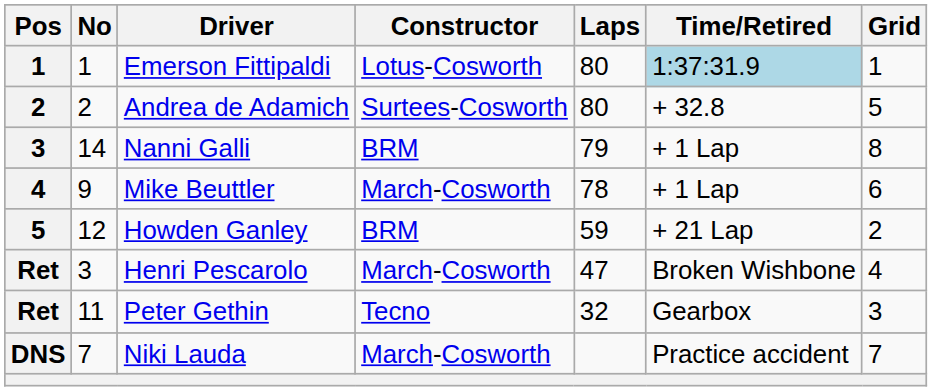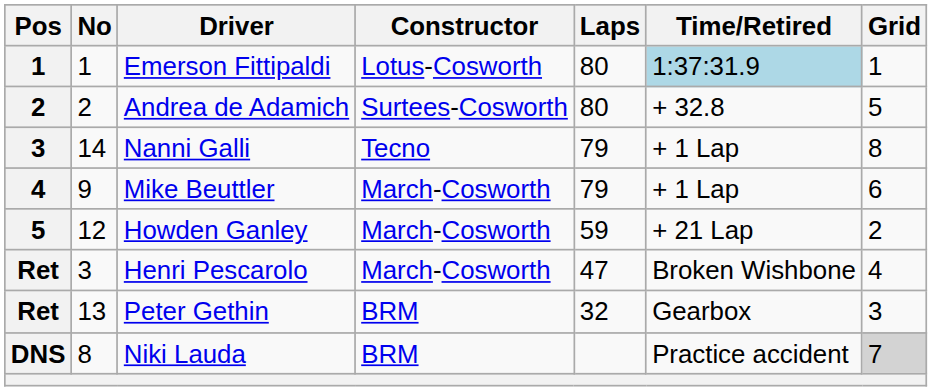(390, 148) BRM -> (396, 148) Tecno
(594, 189) 78 -> (594, 189) 79
(390, 230) BRM -> (456, 230) March-Cosworth
(91, 312) 11 -> (92, 312) 13
(396, 312) Tecno -> (390, 312) BRM
(85, 353) 7 -> (85, 353) 8
(456, 353) March-Cosworth -> (390, 353) BRM
(875, 353) no background -> (875, 353) lightgrey background
